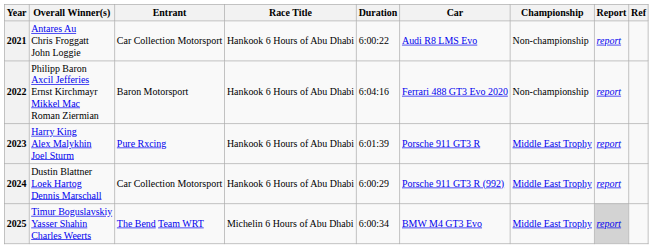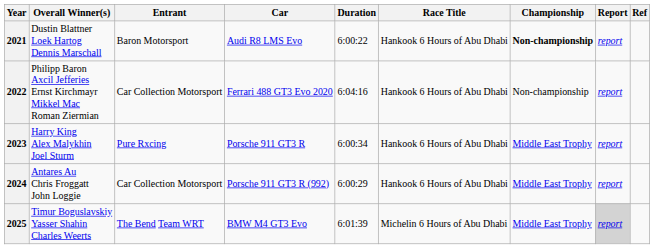columns swapped: (455, 13) <-> (290, 13)
(60, 41) Antares Au Chris Froggatt John Loggie -> (66, 41) Dustin Blattner Loek Hartog Dennis Marschall
(170, 41) Car Collection Motorsport -> (153, 41) Baron Motorsport
(551, 41) normal -> (553, 41) bold
(153, 92) Baron Motorsport -> (170, 92) Car Collection Motorsport
(374, 144) 6:01:39 -> (353, 144) 6:00:34
(66, 184) Dustin Blattner Loek Hartog Dennis Marschall -> (60, 184) Antares Au Chris Froggatt John Loggie
(374, 224) 6:00:34 -> (353, 224) 6:01:39
